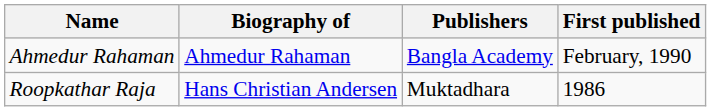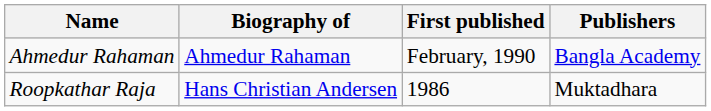columns swapped: (480, 21) <-> (632, 21)
